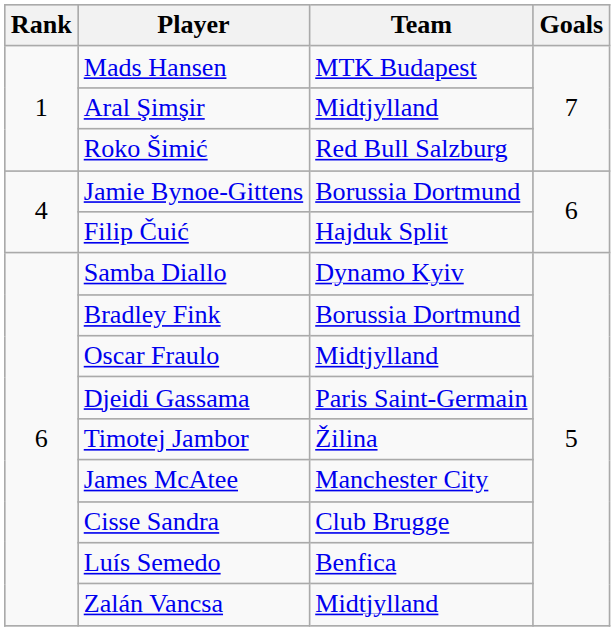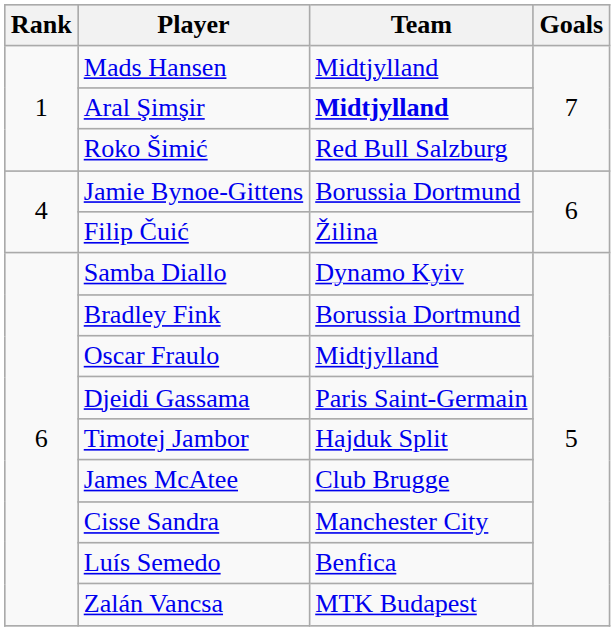(396, 66) MTK Budapest -> (377, 66) Midtjylland
(377, 107) normal -> (382, 107) bold
(382, 231) Hajduk Split -> (346, 231) Žilina
(346, 438) Žilina -> (382, 438) Hajduk Split
(402, 480) Manchester City -> (382, 480) Club Brugge
(382, 521) Club Brugge -> (402, 521) Manchester City
(377, 604) Midtjylland -> (396, 604) MTK Budapest
